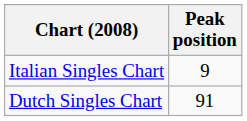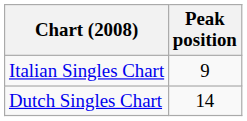(205, 100) 91 -> (205, 100) 14
